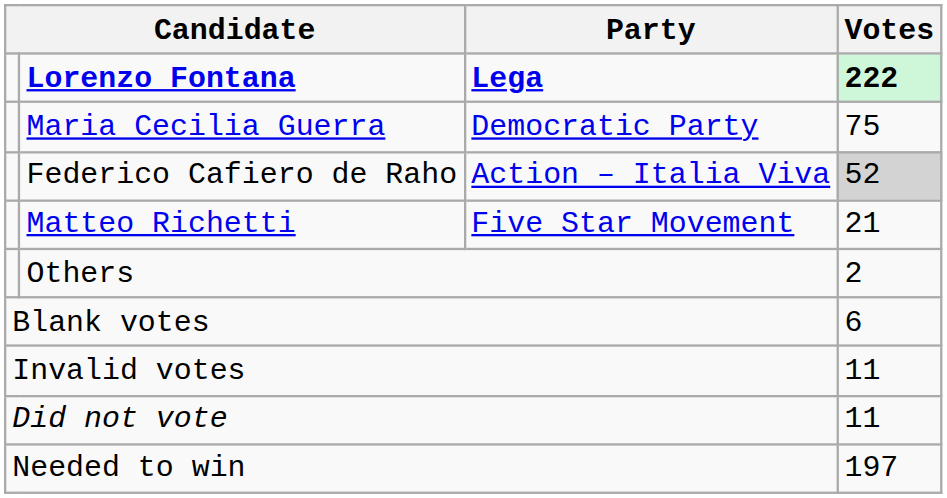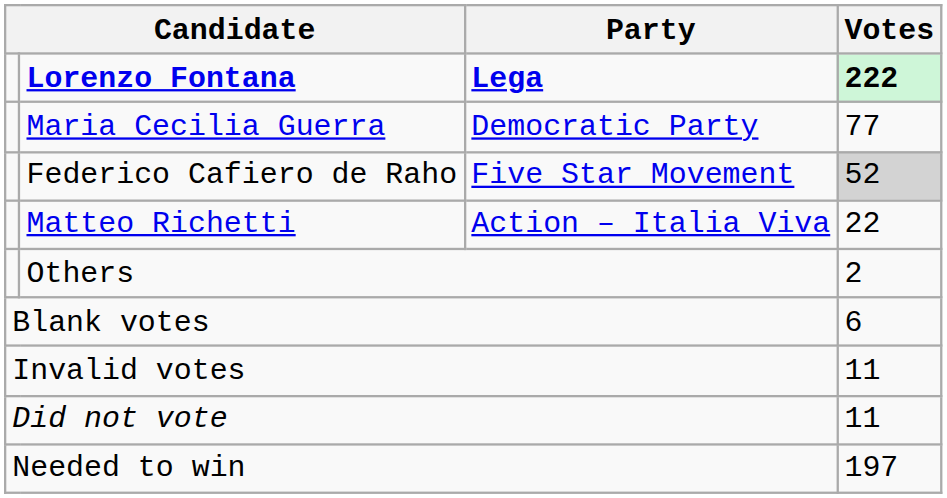(862, 127) 75 -> (862, 127) 77
(651, 176) Action – Italia Viva -> (633, 176) Five Star Movement
(633, 224) Five Star Movement -> (651, 224) Action – Italia Viva
(862, 224) 21 -> (862, 224) 22
